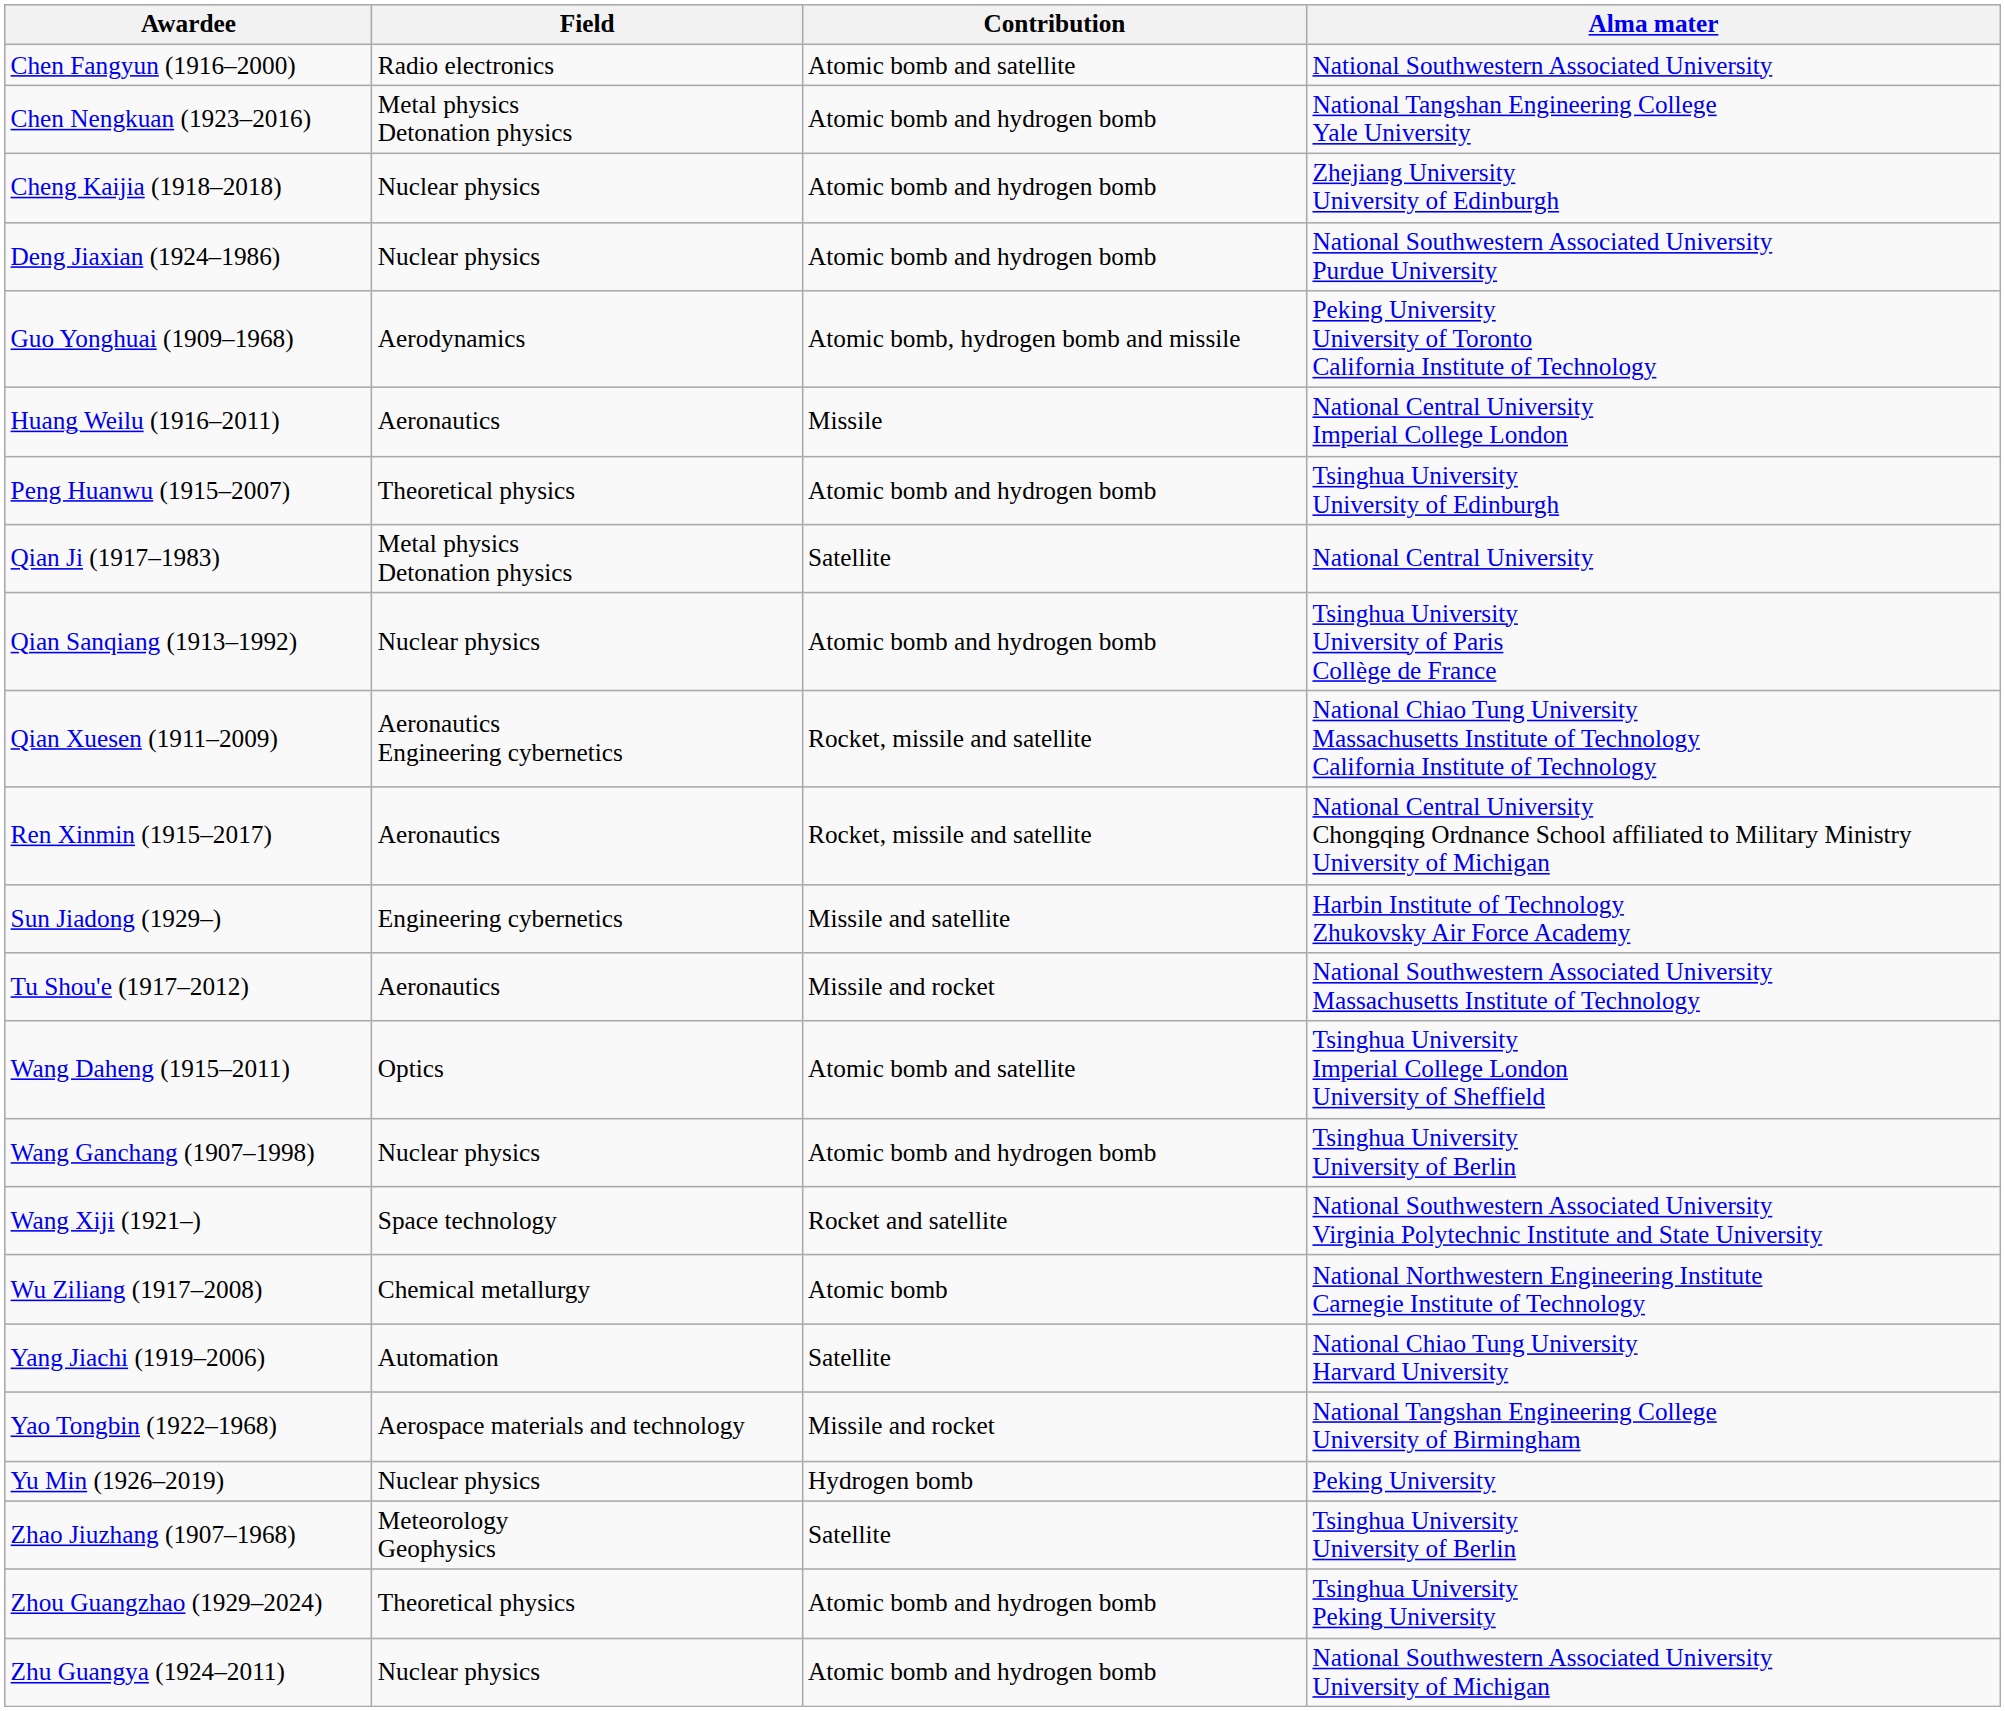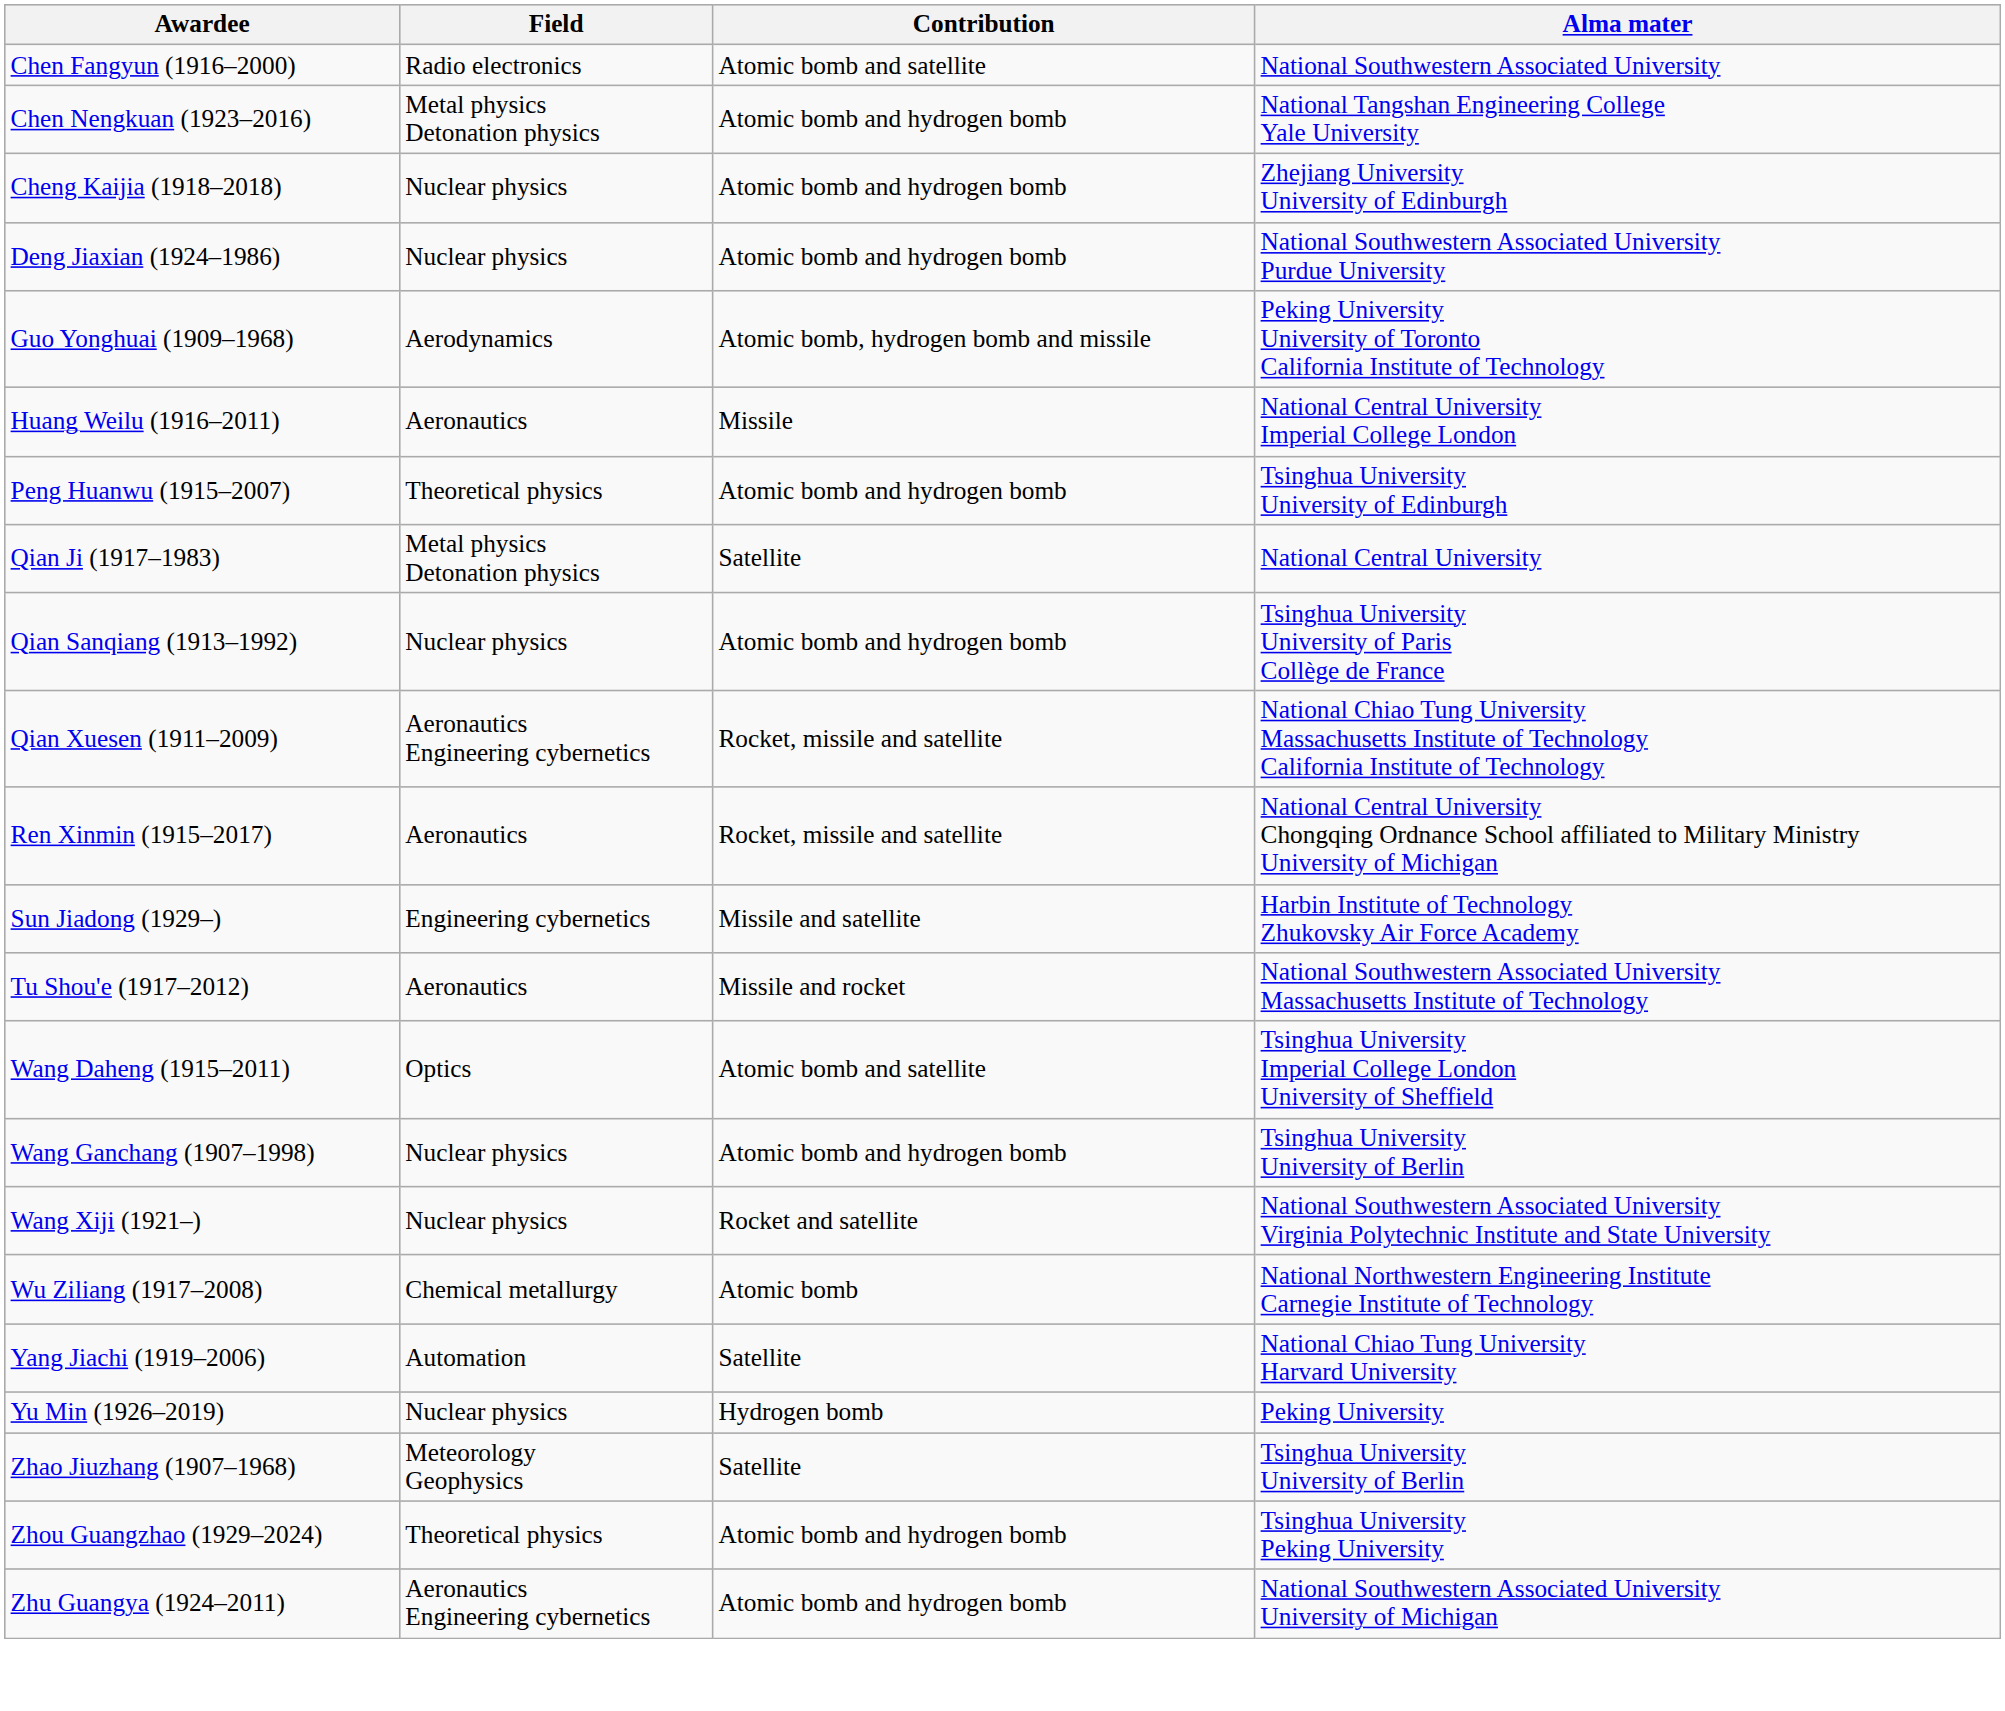(467, 1220) Space technology -> (486, 1220) Nuclear physics
- row: (144, 1426)
(459, 1671) Nuclear physics -> (528, 1603) Aeronautics Engineering cybernetics
